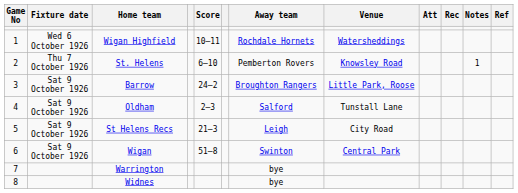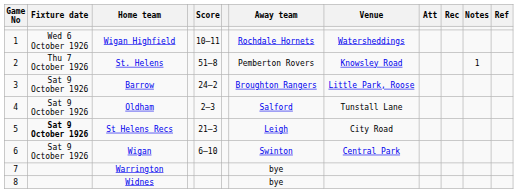(208, 63) 6–10 -> (208, 63) 51–8
(60, 129) normal -> (60, 129) bold
(208, 152) 51–8 -> (208, 152) 6–10
